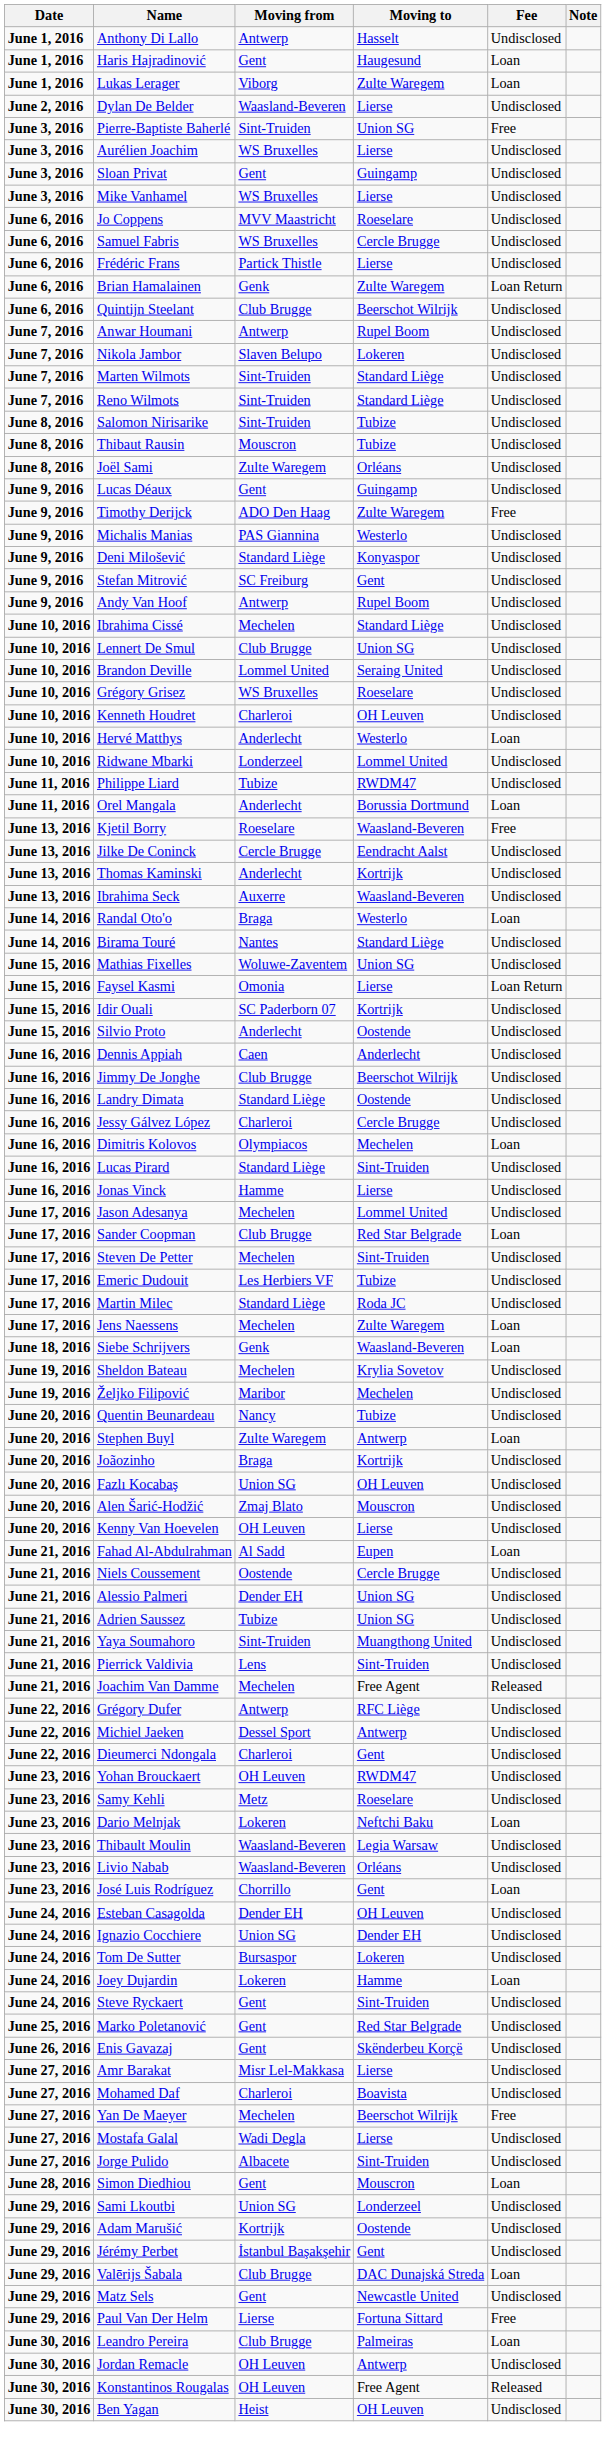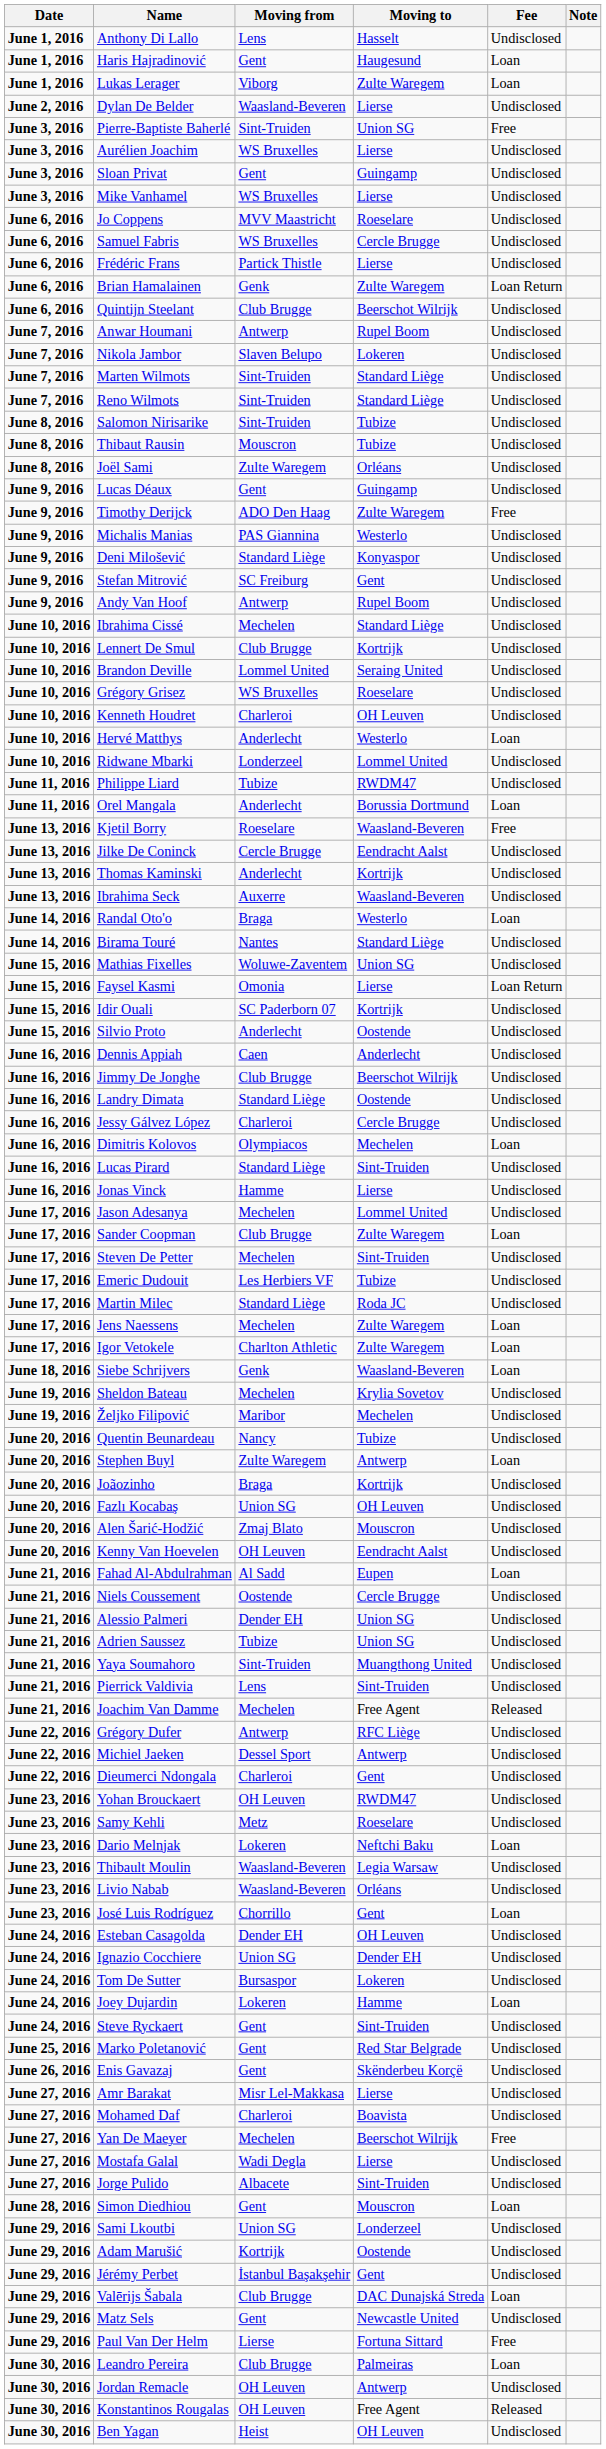(263, 38) Antwerp -> (252, 38) Lens
(386, 648) Union SG -> (380, 648) Kortrijk
(409, 1235) Red Star Belgrade -> (401, 1235) Zulte Waregem
+ row: (135, 1348)
(375, 1528) Lierse -> (402, 1551) Eendracht Aalst
